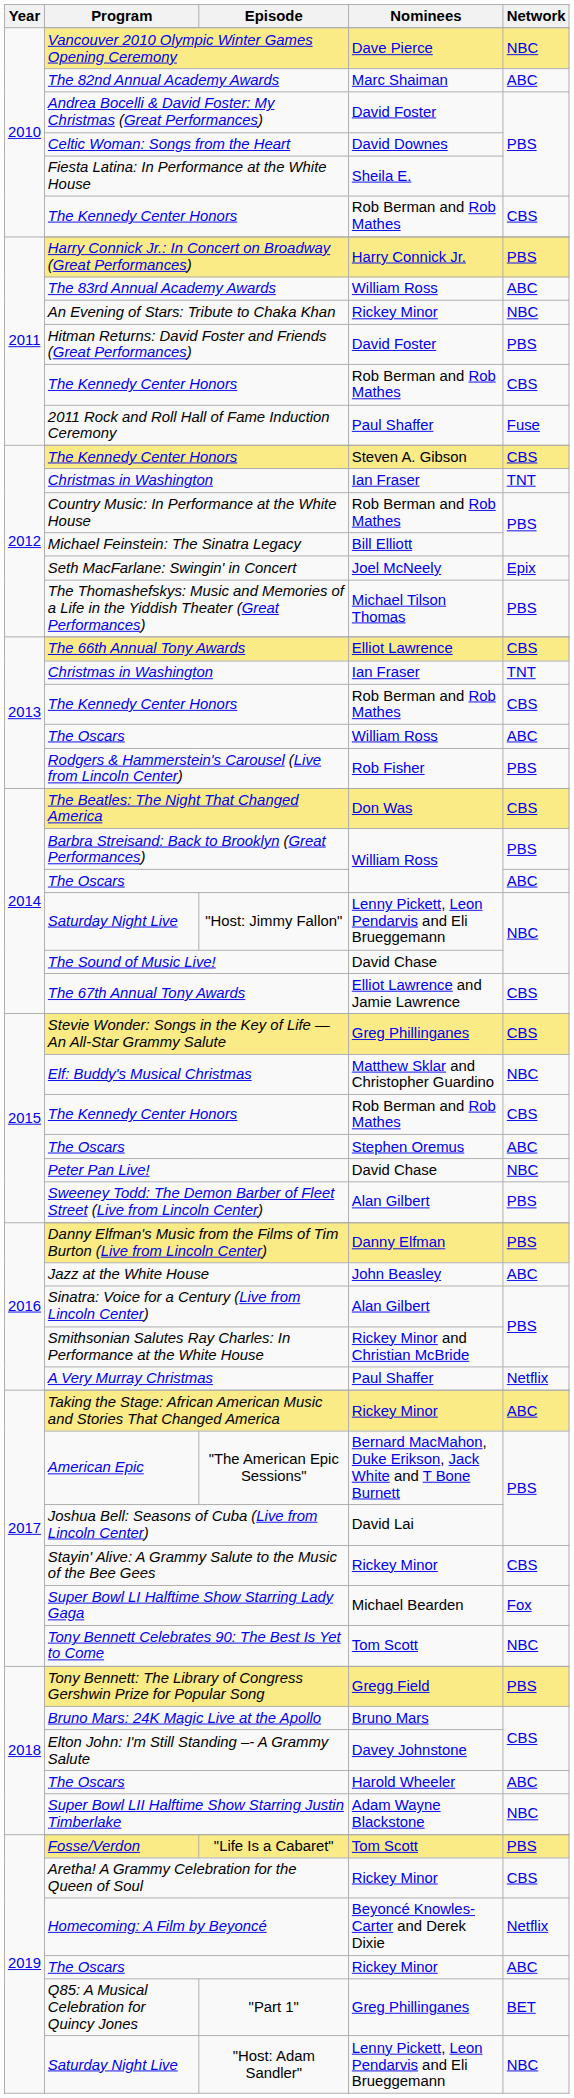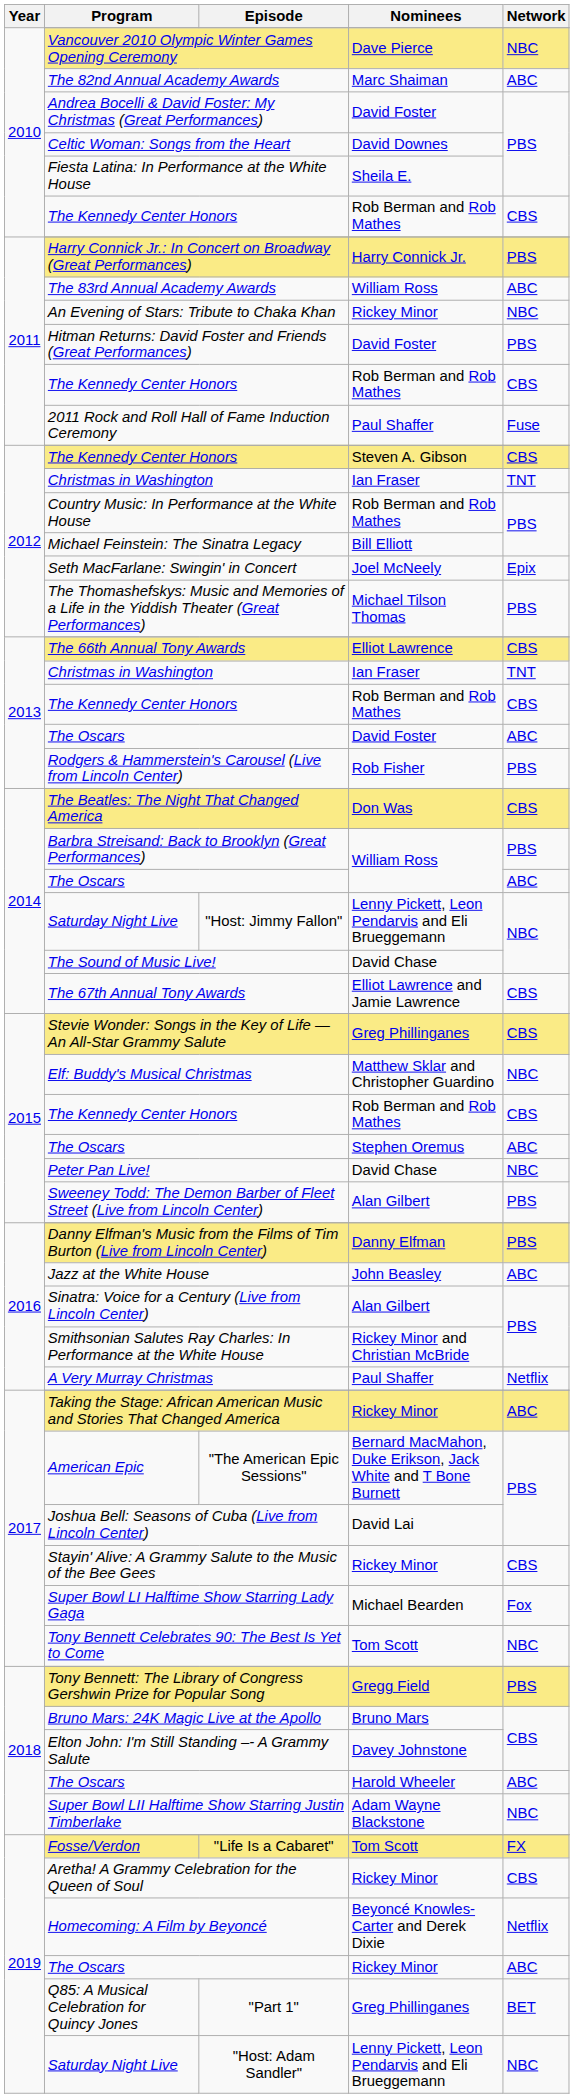(395, 736) William Ross -> (394, 736) David Foster
(522, 1846) PBS -> (516, 1846) FX
